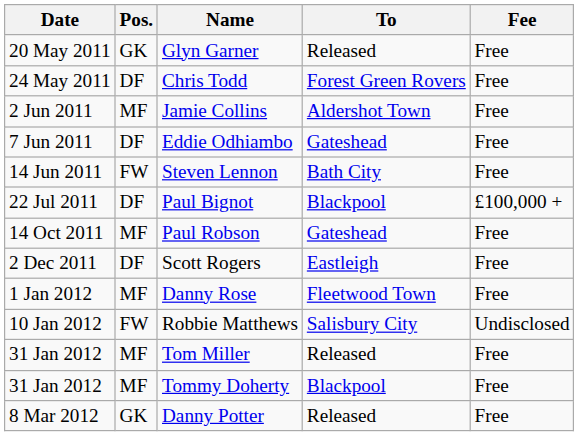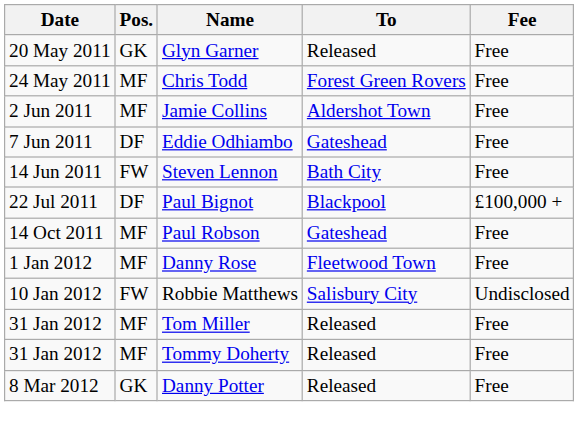(132, 80) DF -> (133, 80) MF
- row: (211, 263)
(346, 385) Blackpool -> (342, 354) Released
